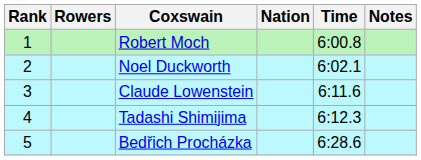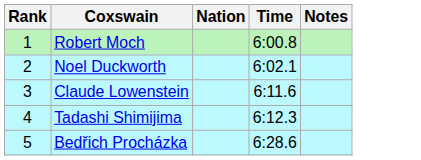- column: (83, 17)
